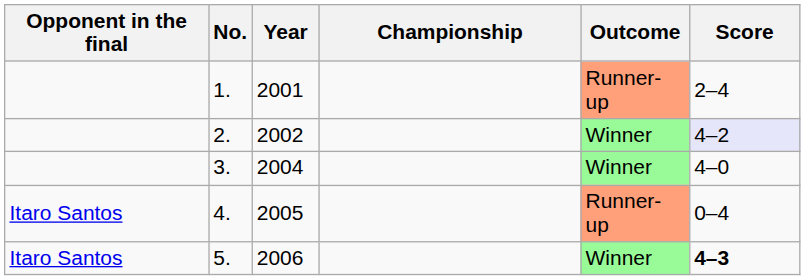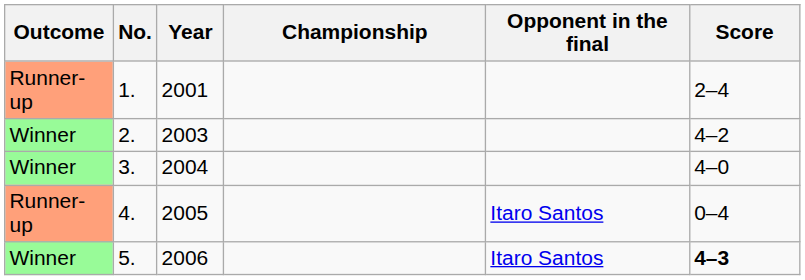columns swapped: (635, 32) <-> (107, 32)
(280, 134) 2002 -> (185, 134) 2003
(712, 134) lavender background -> (712, 134) no background
